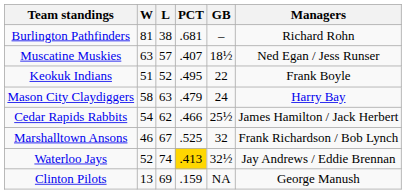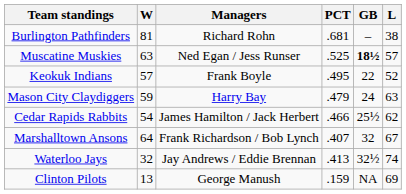columns swapped: (165, 14) <-> (318, 14)
(191, 55) .407 -> (338, 55) .525
(221, 55) normal -> (368, 55) bold
(147, 76) 51 -> (147, 76) 57
(147, 96) 58 -> (147, 96) 59
(147, 138) 46 -> (147, 138) 64
(191, 138) .525 -> (338, 138) .407
(147, 158) 52 -> (147, 158) 32
(191, 158) gold background -> (338, 158) no background
